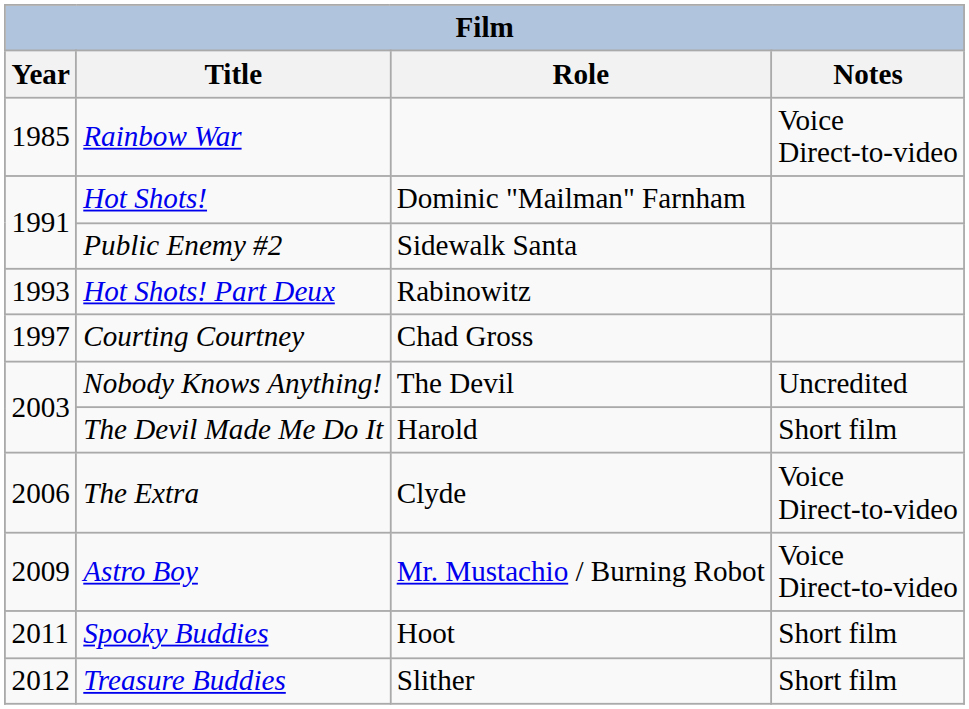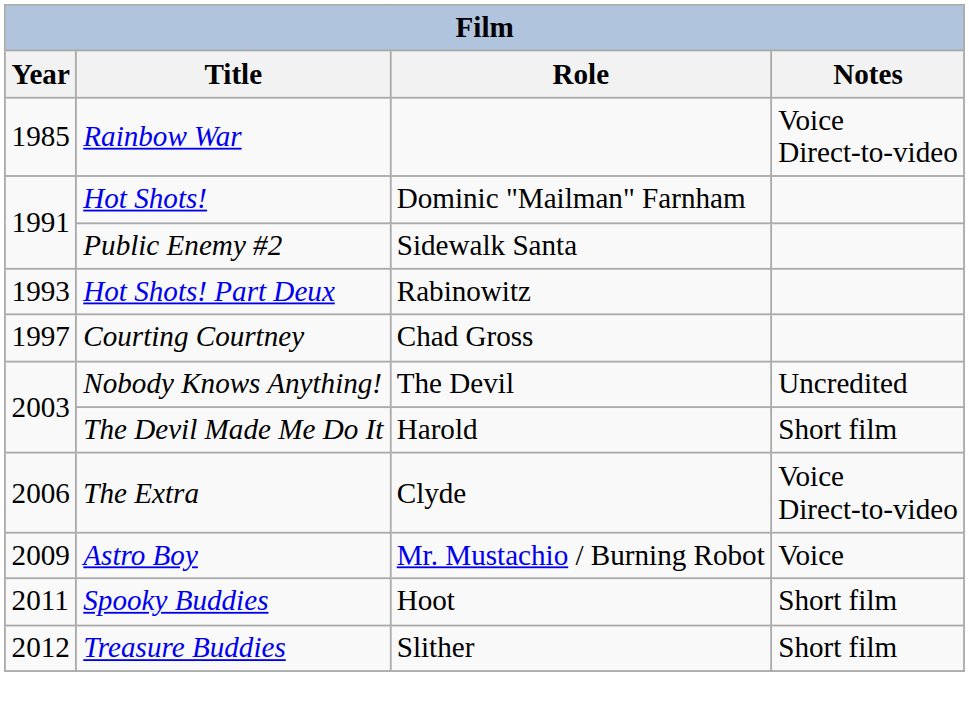(868, 571) Voice Direct-to-video -> (811, 554) Voice
